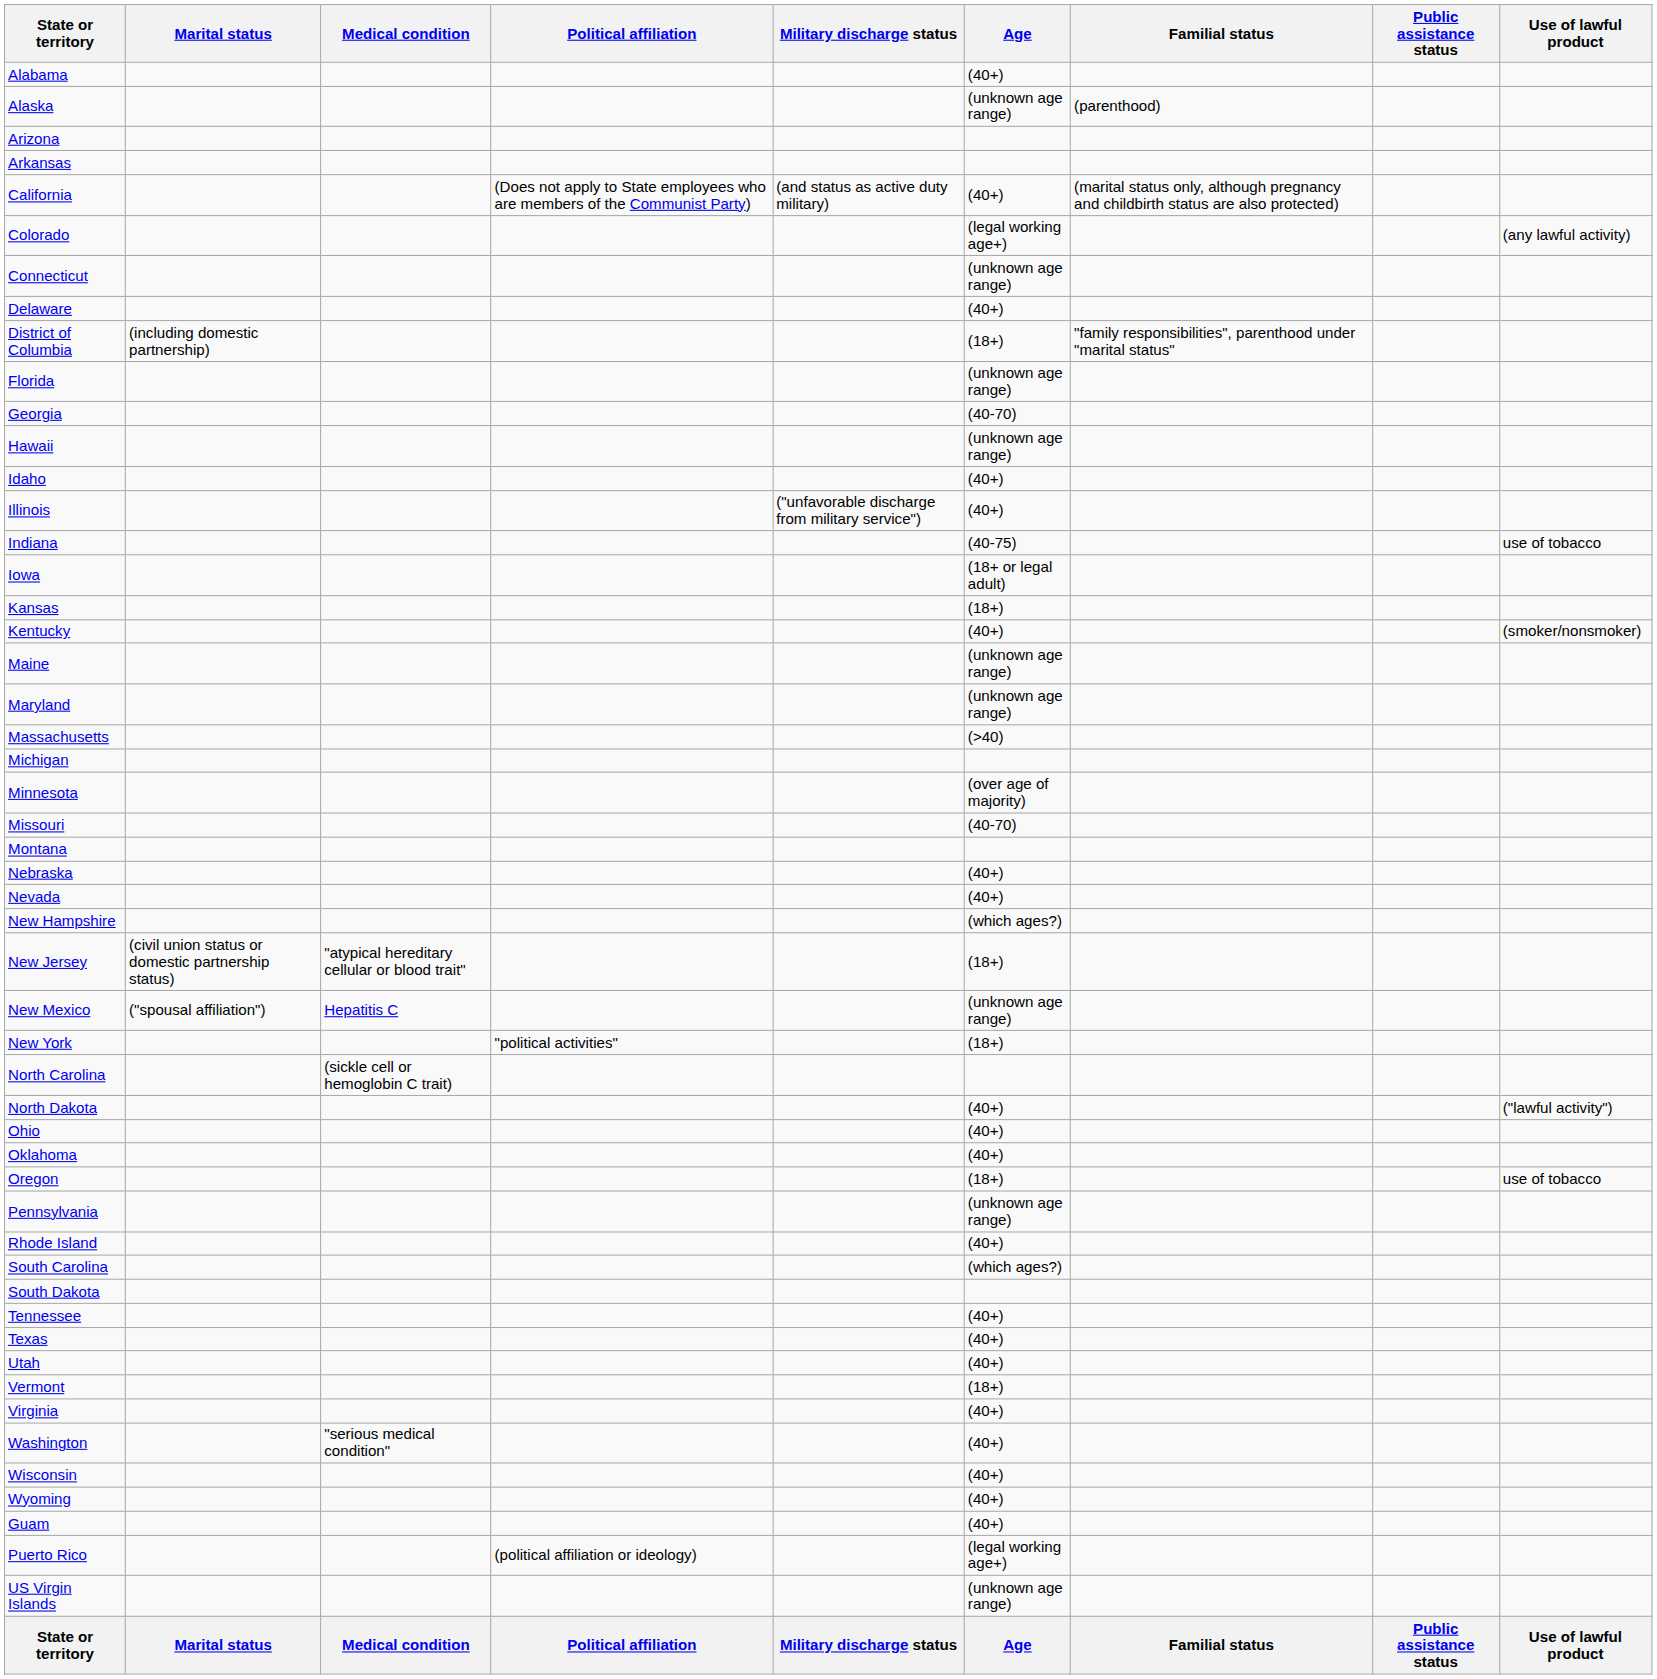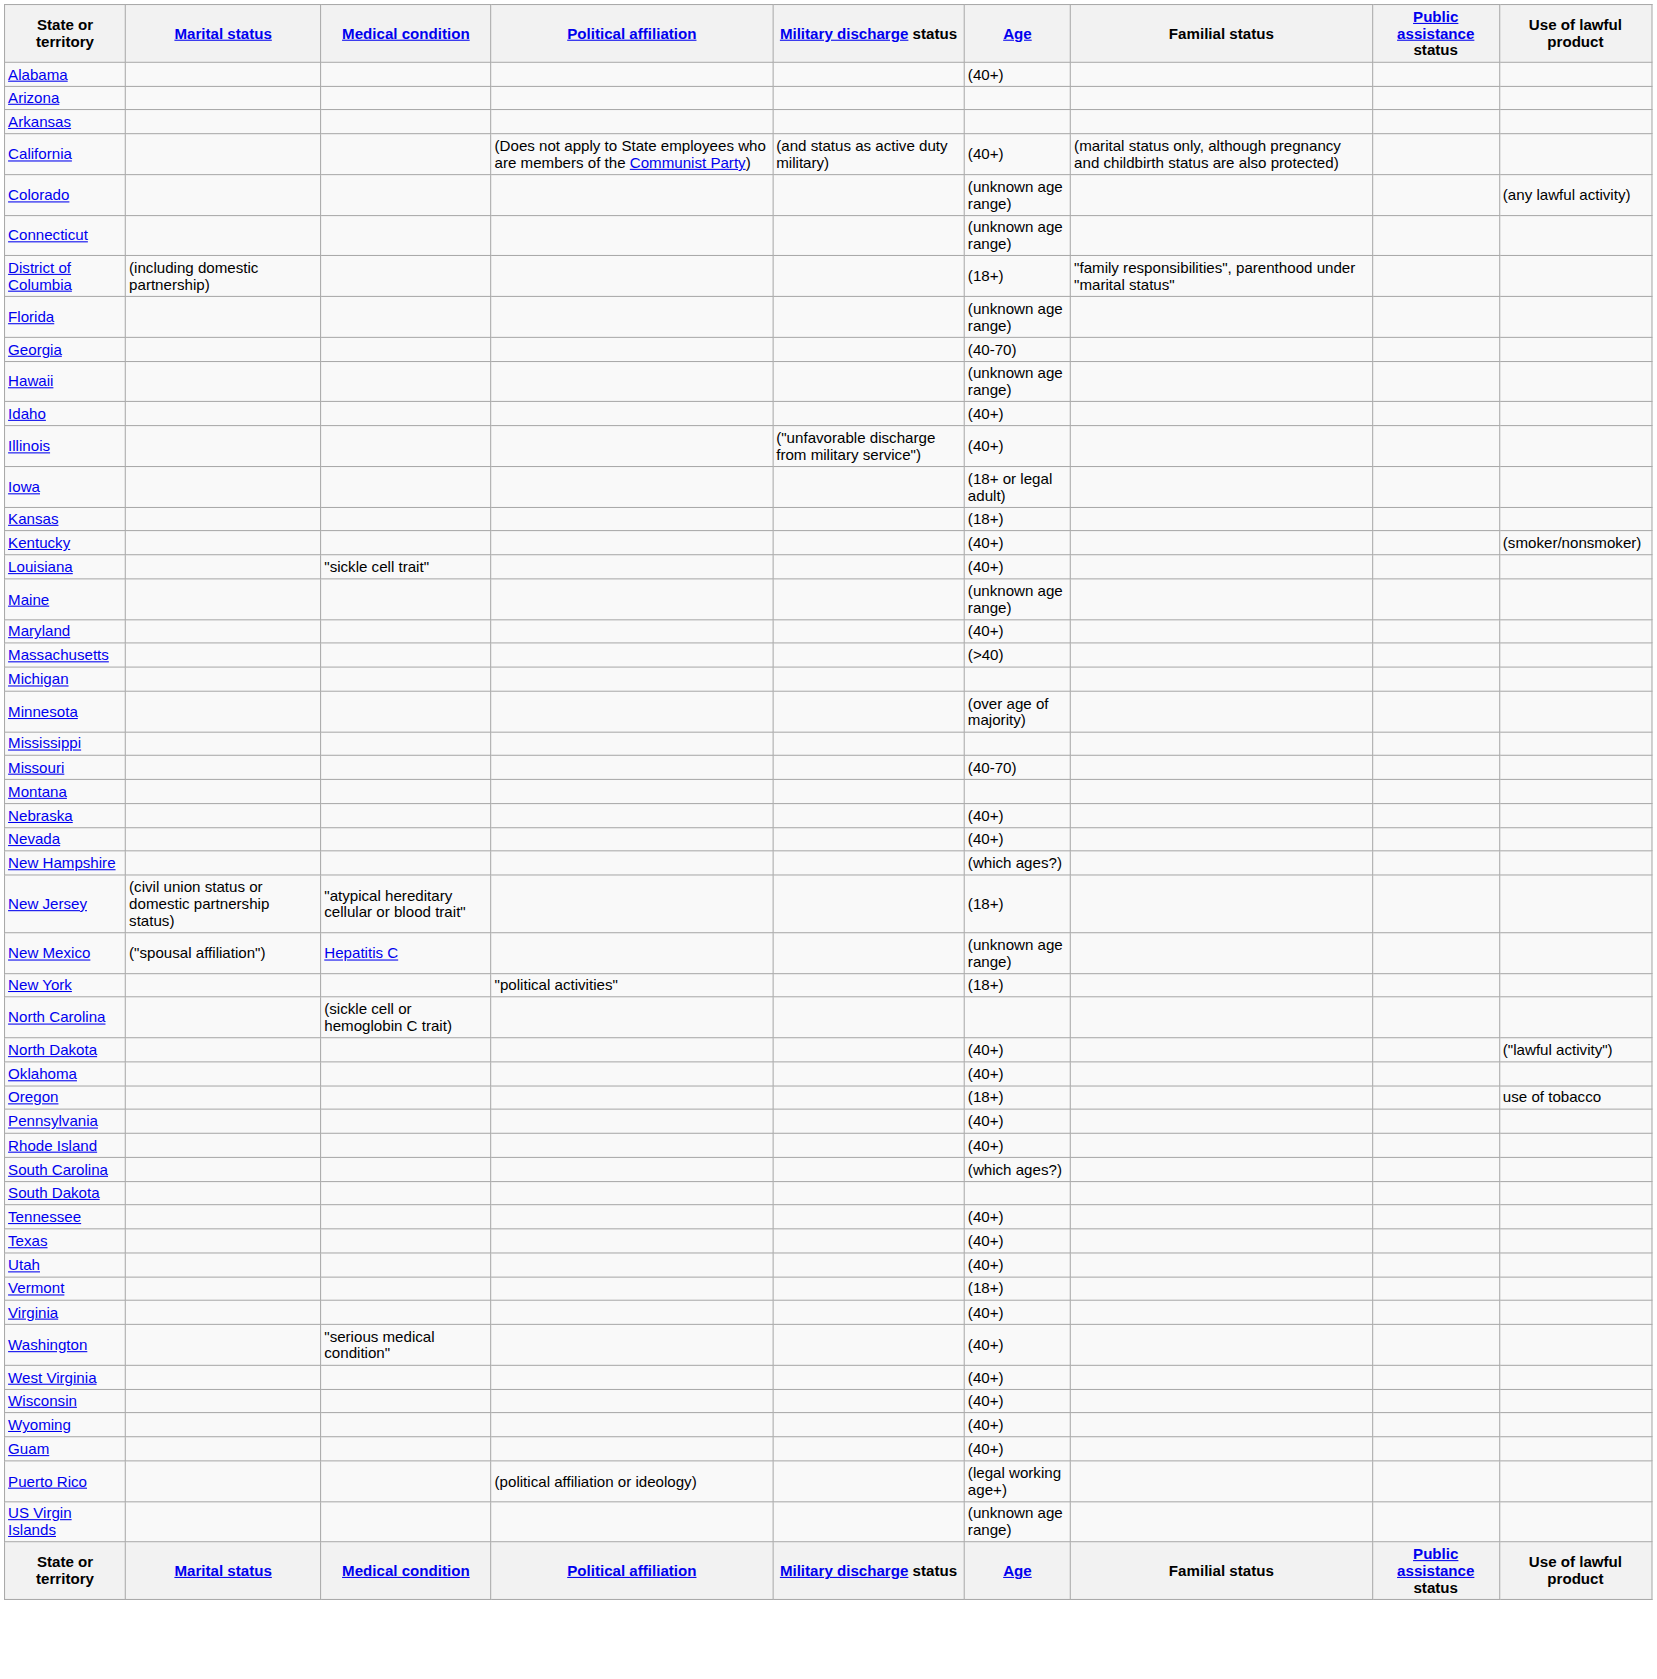- row: (31, 107)
(1014, 236) (legal working age+) -> (1015, 195) (unknown age range)
- row: (40, 309)
- row: (33, 543)
+ row: (40, 567)
(1015, 705) (unknown age range) -> (986, 632) (40+)
+ row: (45, 744)
- row: (24, 1131)
(1015, 1211) (unknown age range) -> (986, 1122) (40+)
+ row: (52, 1377)
